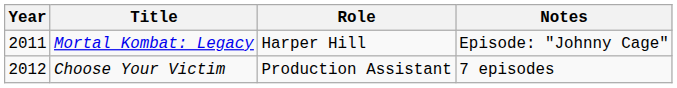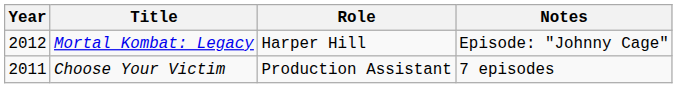(27, 43) 2011 -> (27, 43) 2012
(27, 69) 2012 -> (27, 69) 2011
